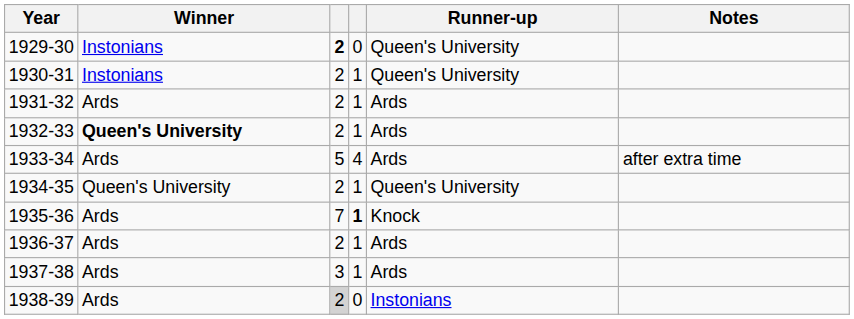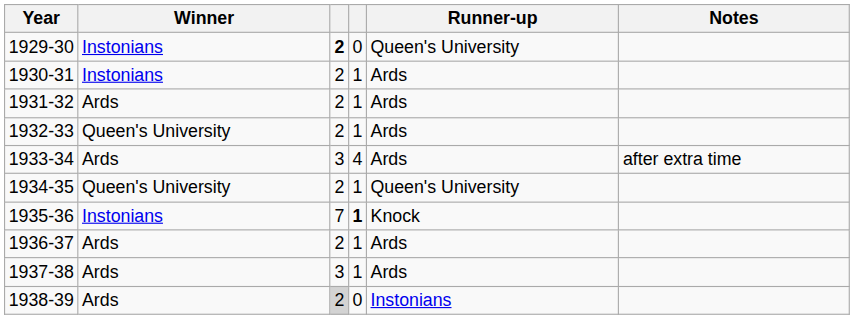(445, 74) Queen's University -> (389, 74) Ards
(162, 131) bold -> (156, 131) normal
(339, 159) 5 -> (339, 159) 3
(100, 215) Ards -> (122, 215) Instonians
